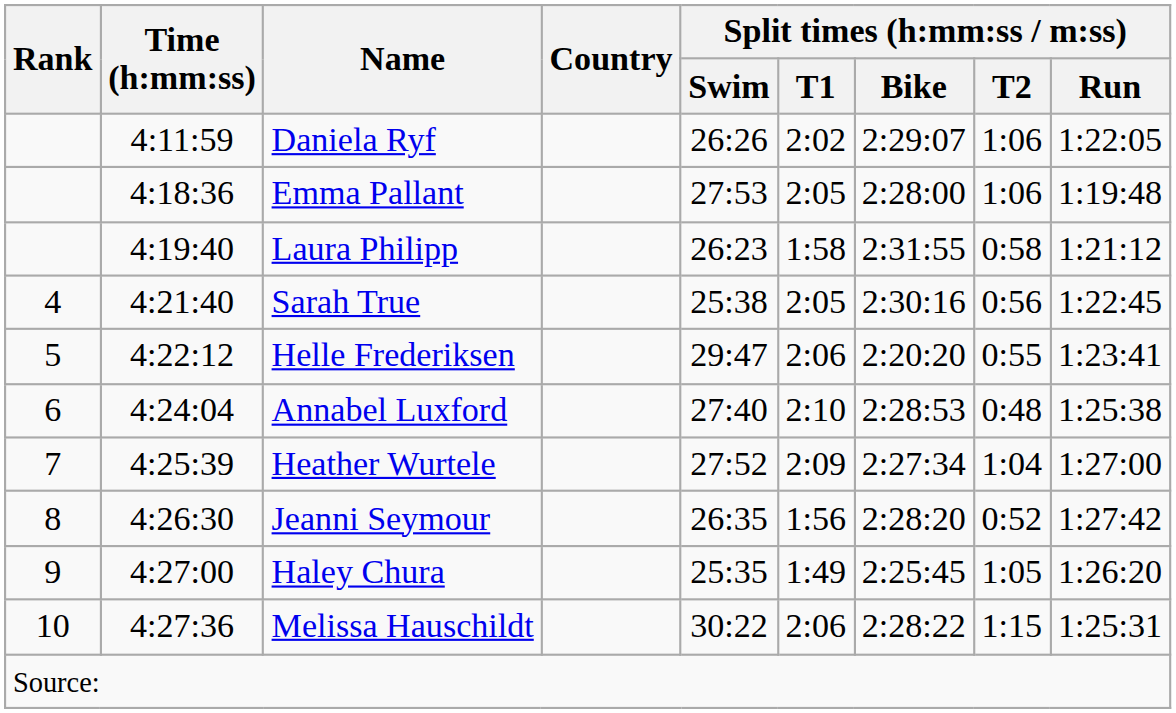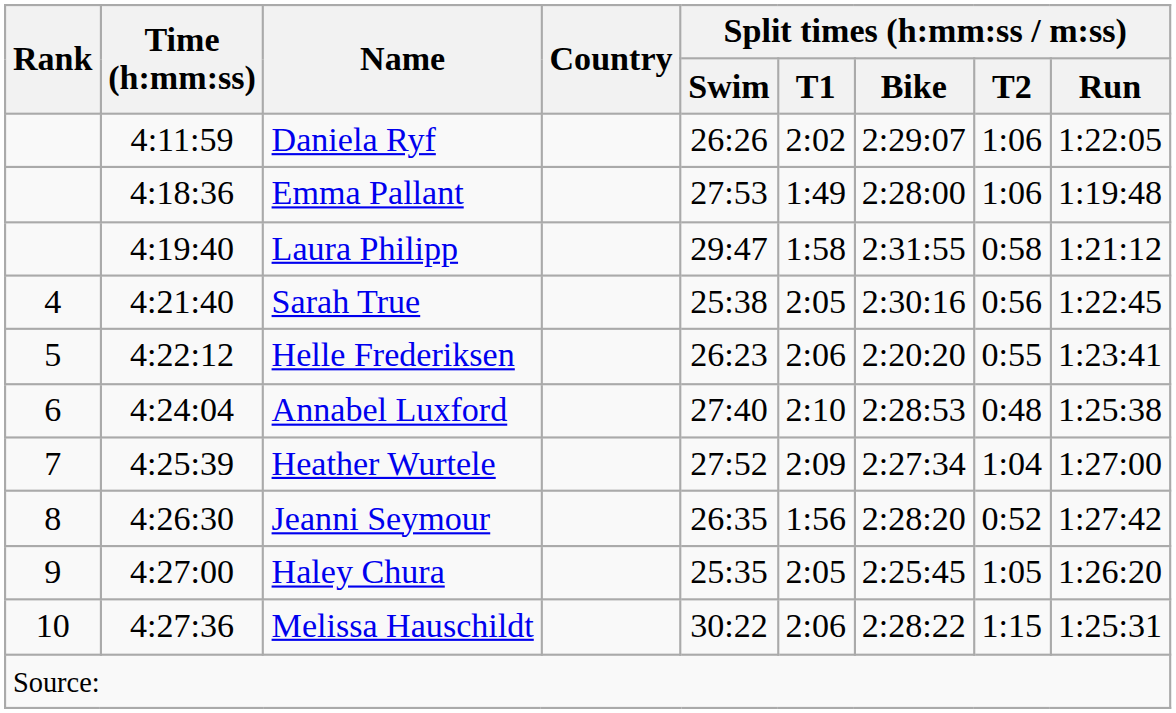(816, 193) 2:05 -> (816, 193) 1:49
(729, 247) 26:23 -> (729, 247) 29:47
(729, 355) 29:47 -> (729, 355) 26:23
(816, 572) 1:49 -> (816, 572) 2:05
